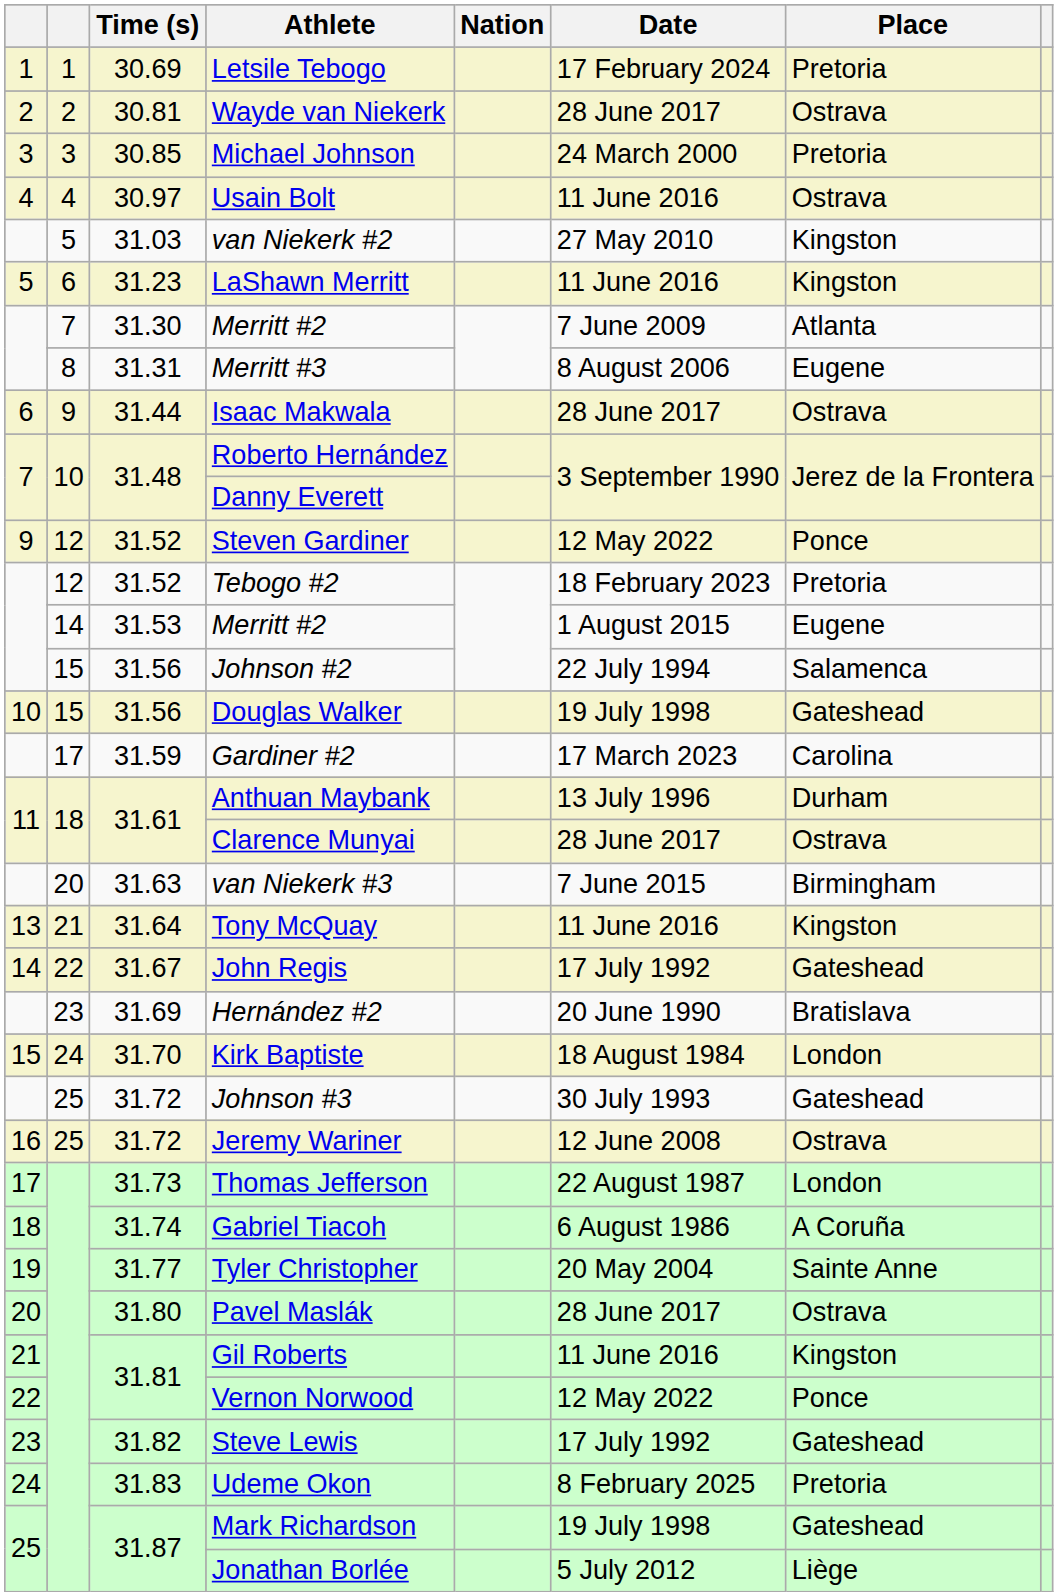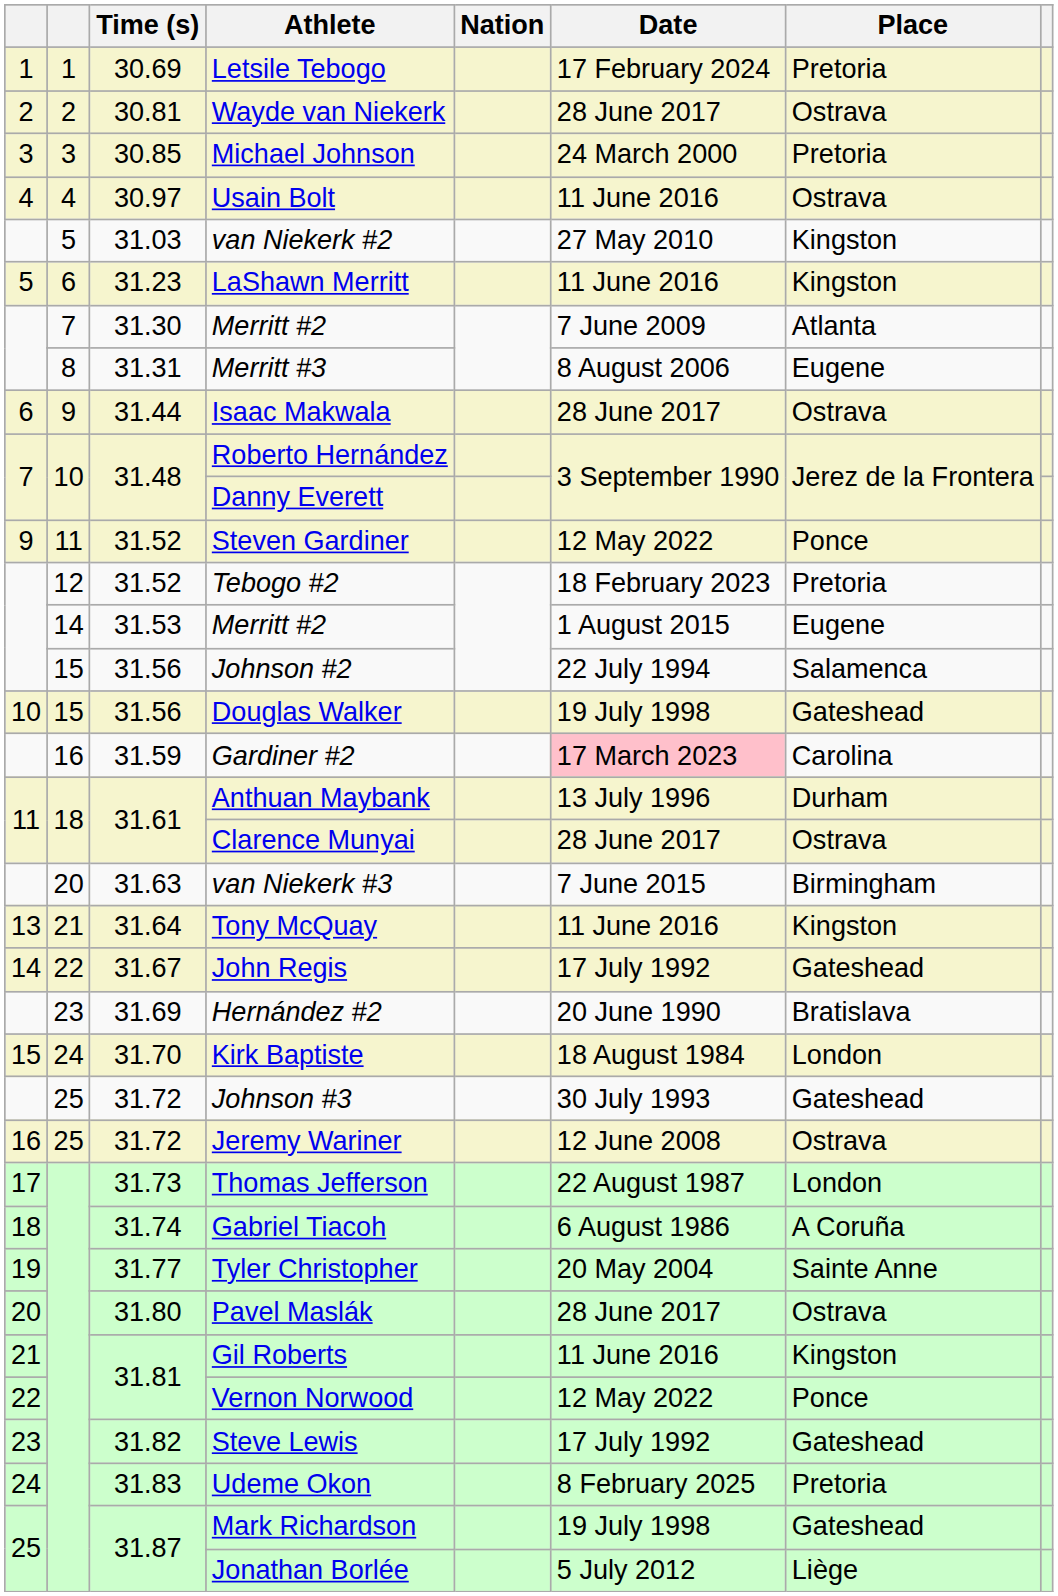(69, 540) 12 -> (69, 540) 11
(69, 754) 17 -> (69, 754) 16
(647, 754) no background -> (647, 754) pink background
